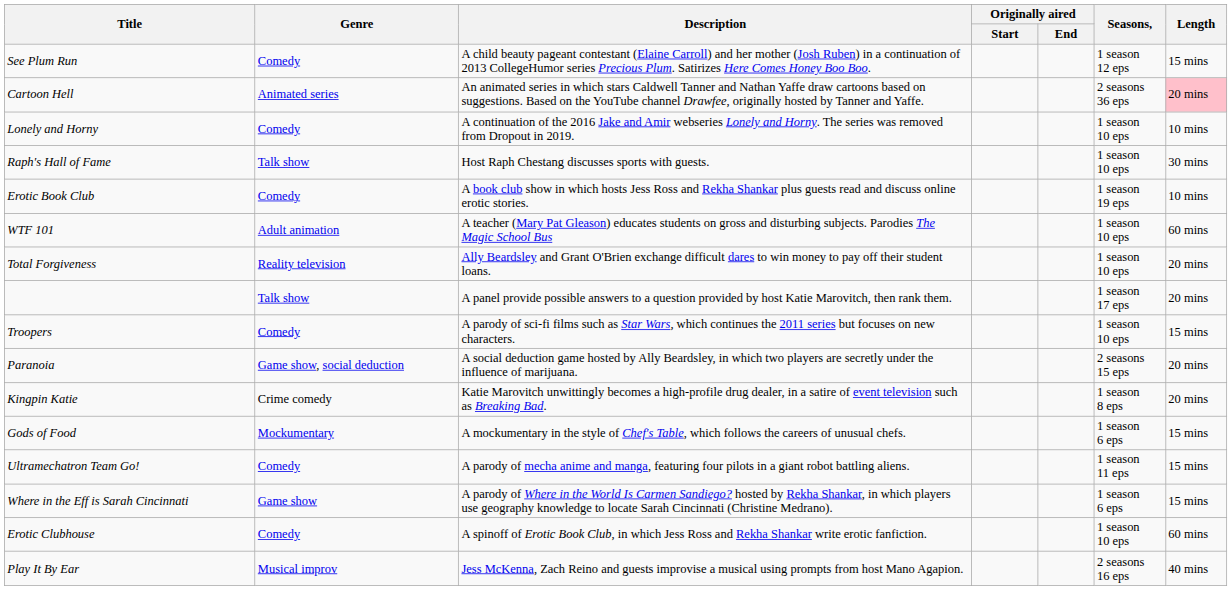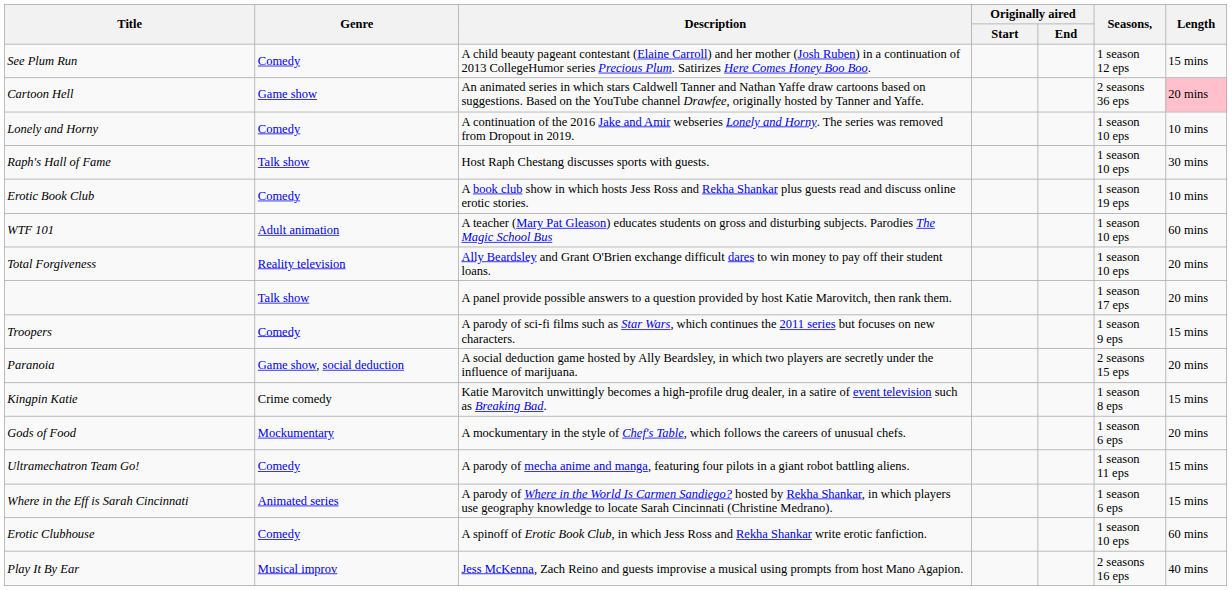(298, 94) Animated series -> (287, 94) Game show
(1118, 331) 1 season 10 eps -> (1118, 331) 1 season 9 eps
(1188, 399) 20 mins -> (1188, 399) 15 mins
(1188, 433) 15 mins -> (1188, 433) 20 mins
(287, 500) Game show -> (298, 500) Animated series
